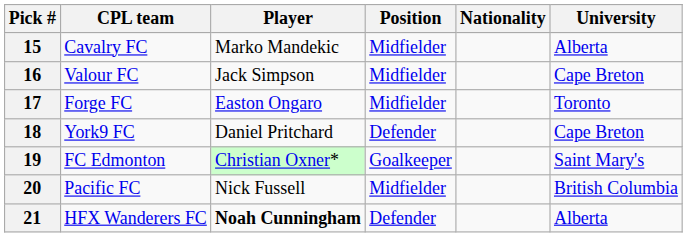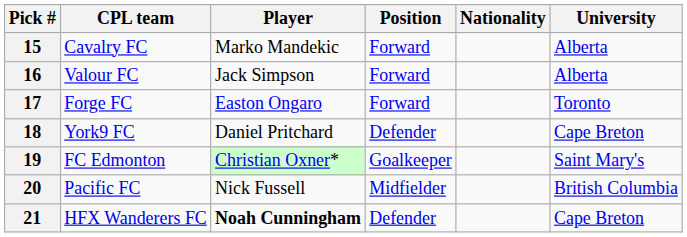(408, 47) Midfielder -> (400, 47) Forward
(408, 75) Midfielder -> (400, 75) Forward
(599, 75) Cape Breton -> (581, 75) Alberta
(408, 103) Midfielder -> (400, 103) Forward
(581, 217) Alberta -> (599, 217) Cape Breton
